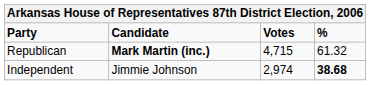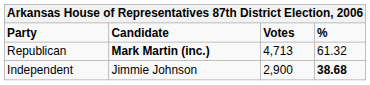(278, 51) 4,715 -> (278, 51) 4,713
(278, 70) 2,974 -> (278, 70) 2,900
